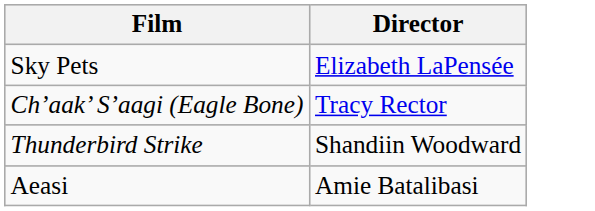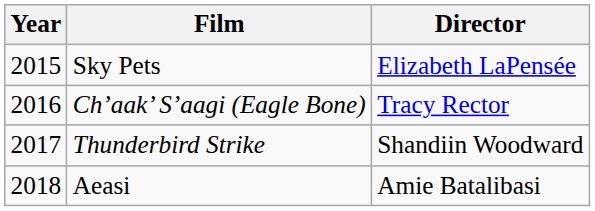+ column: (36, 24)
